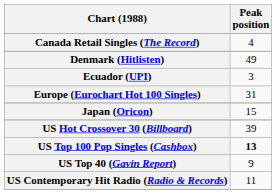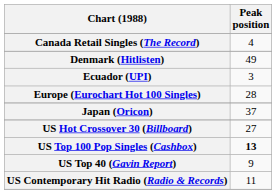(251, 94) 31 -> (251, 94) 28
(251, 111) 15 -> (251, 111) 37
(251, 128) 39 -> (251, 128) 27
